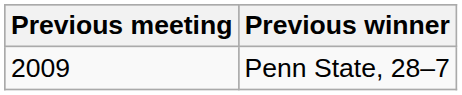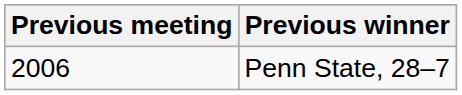(40, 67) 2009 -> (40, 67) 2006
